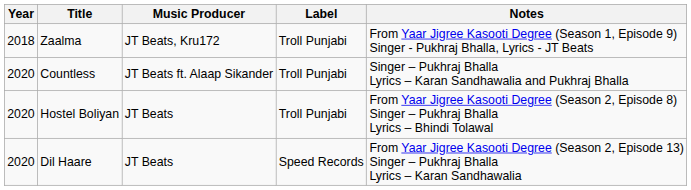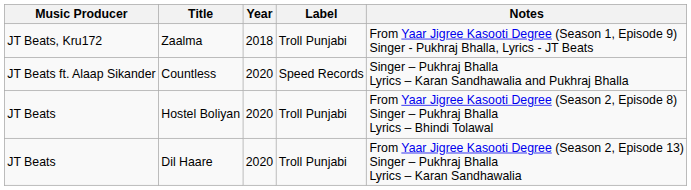columns swapped: (21, 14) <-> (199, 14)
(313, 74) Troll Punjabi -> (321, 74) Speed Records
(321, 161) Speed Records -> (313, 161) Troll Punjabi
